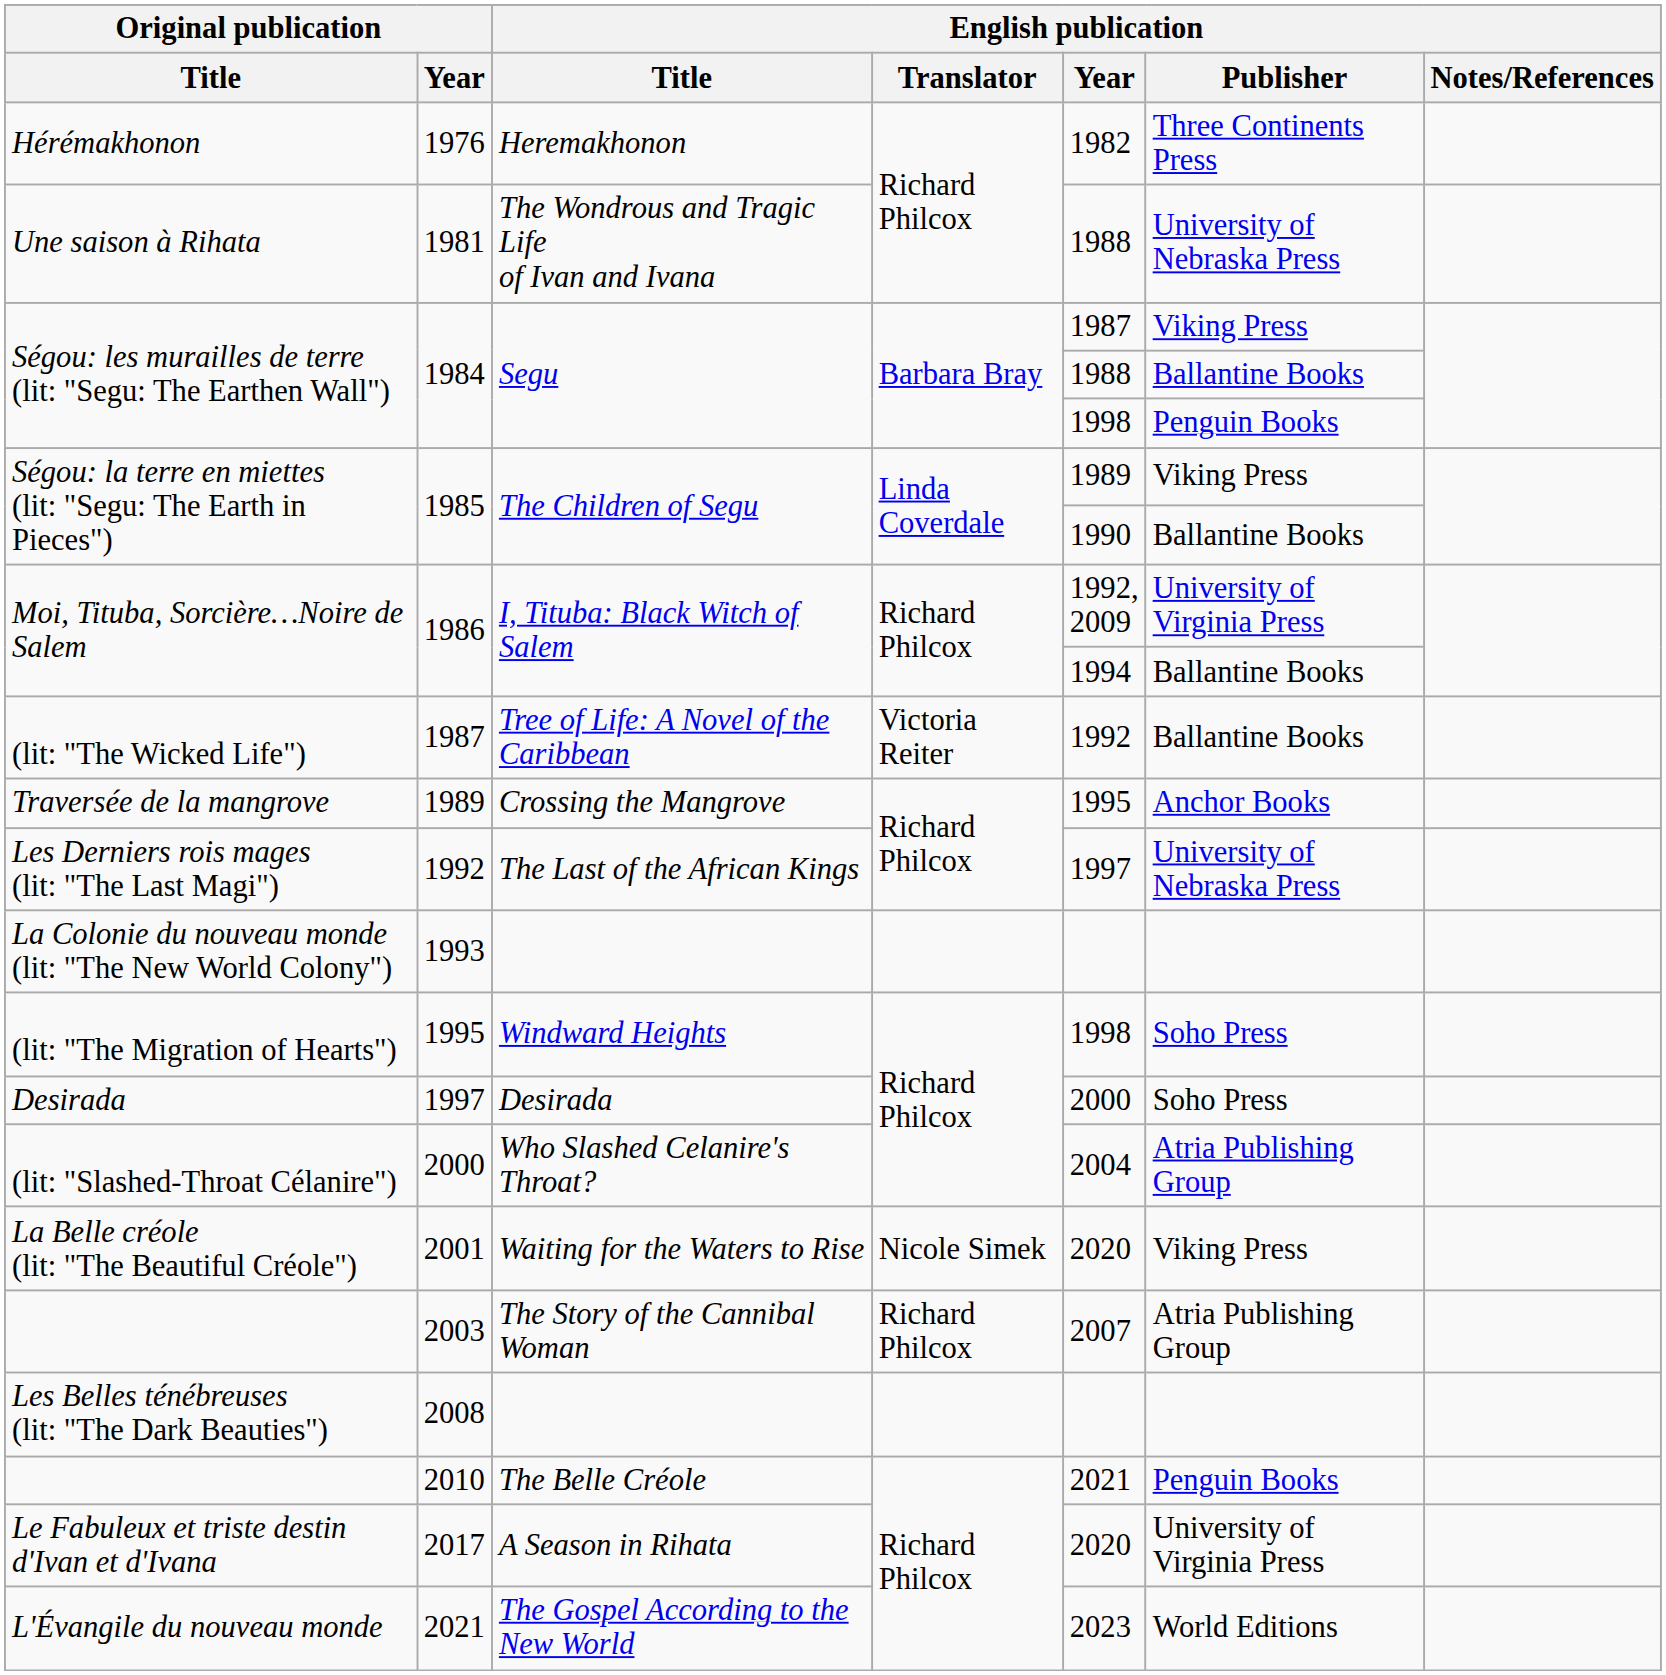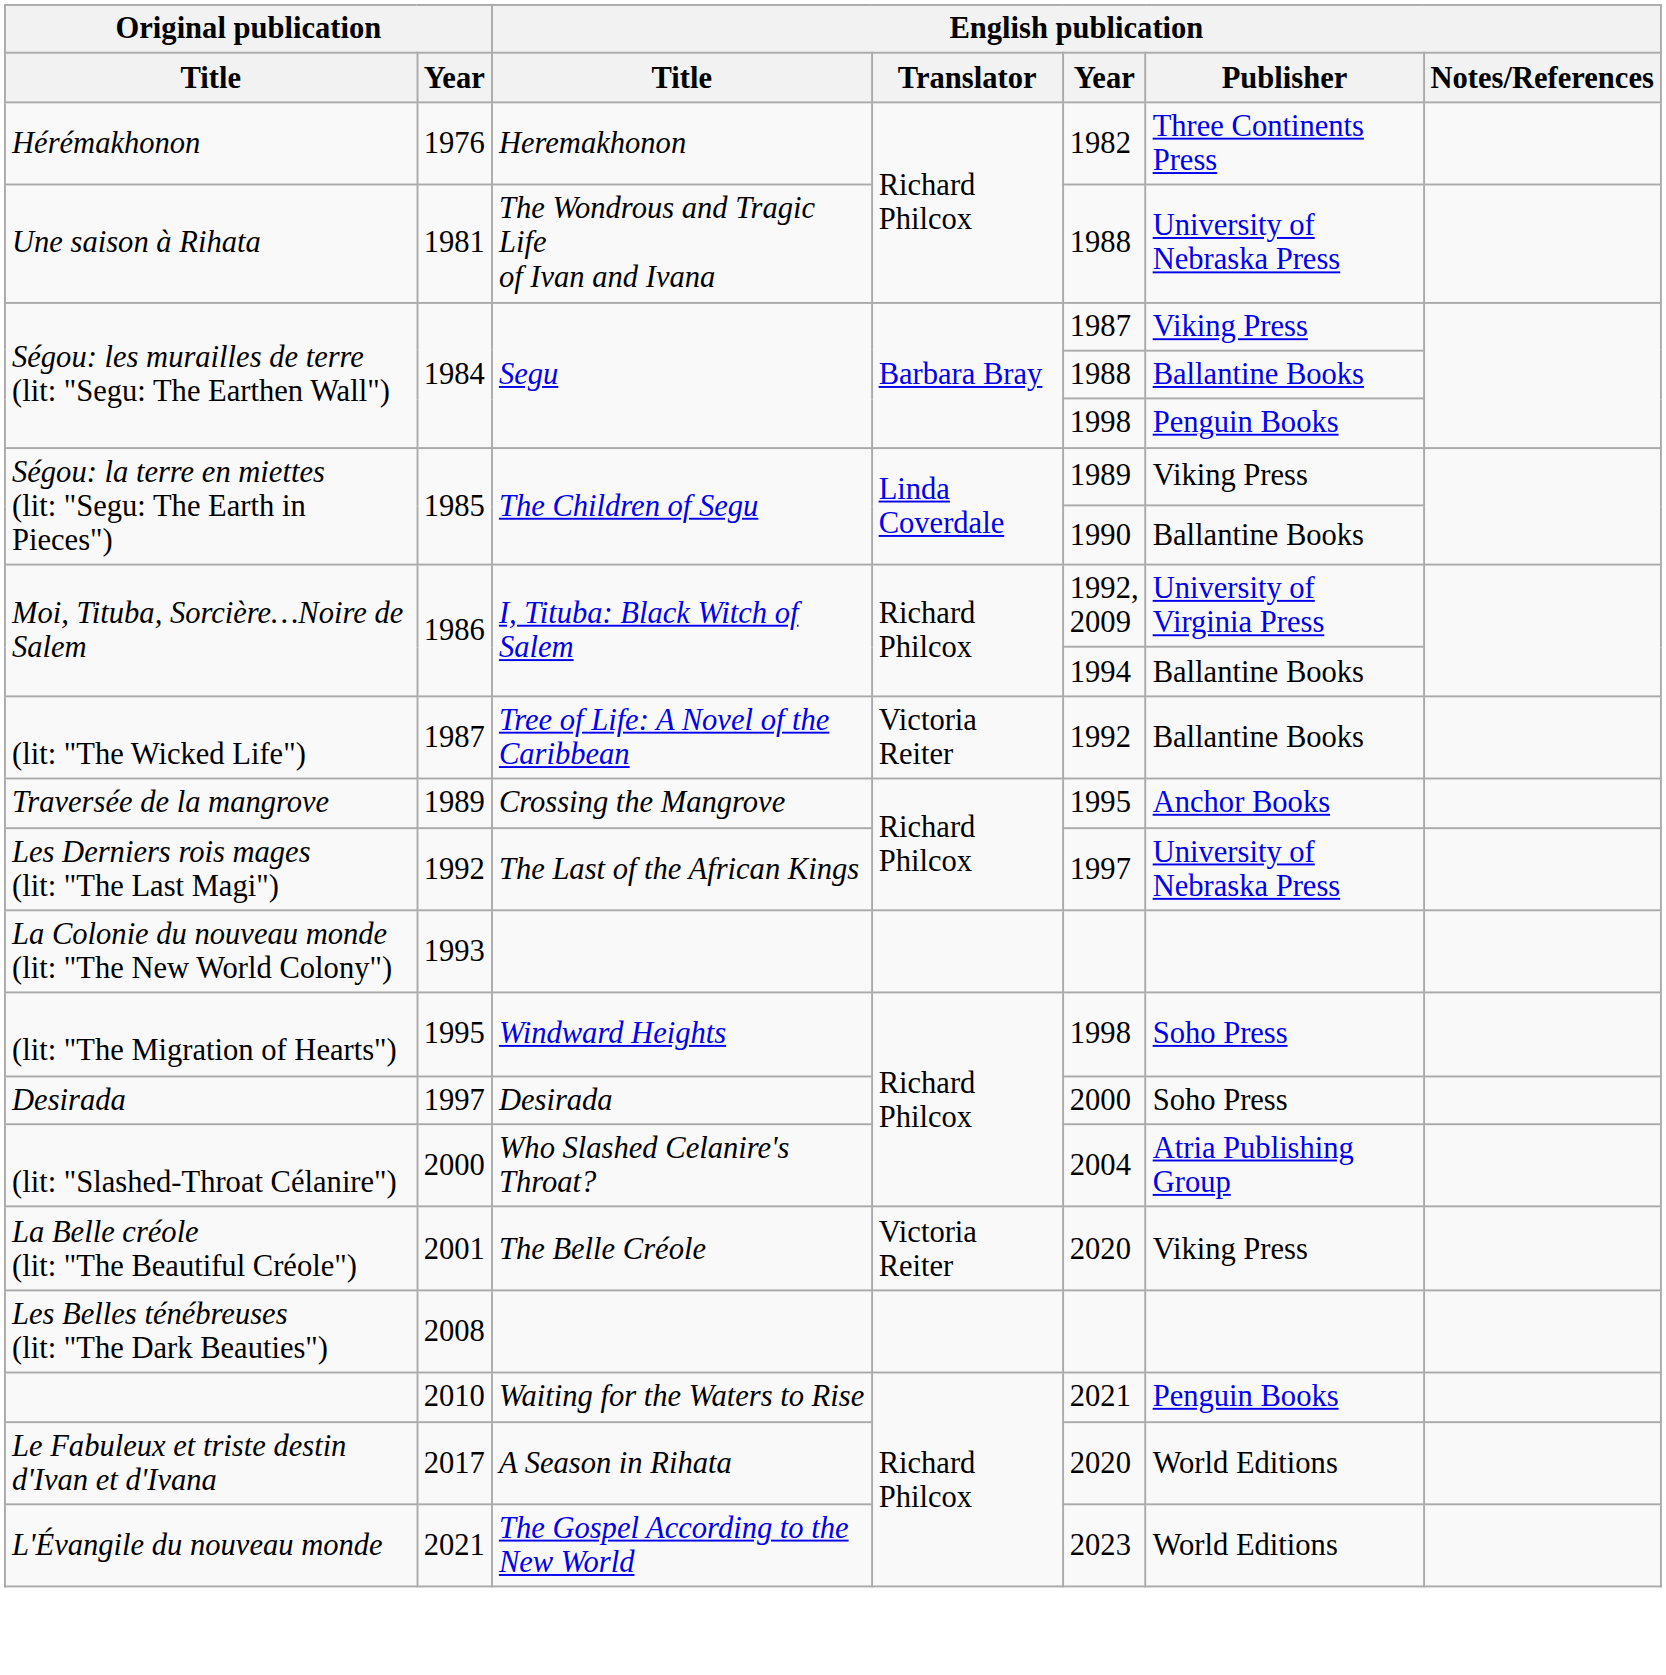(682, 1248) Waiting for the Waters to Rise -> (602, 1248) The Belle Créole
(962, 1248) Nicole Simek -> (928, 1248) Victoria Reiter
- row: (211, 1331)
(602, 1479) The Belle Créole -> (682, 1396) Waiting for the Waters to Rise
(1238, 1545) University of Virginia Press -> (1245, 1462) World Editions
